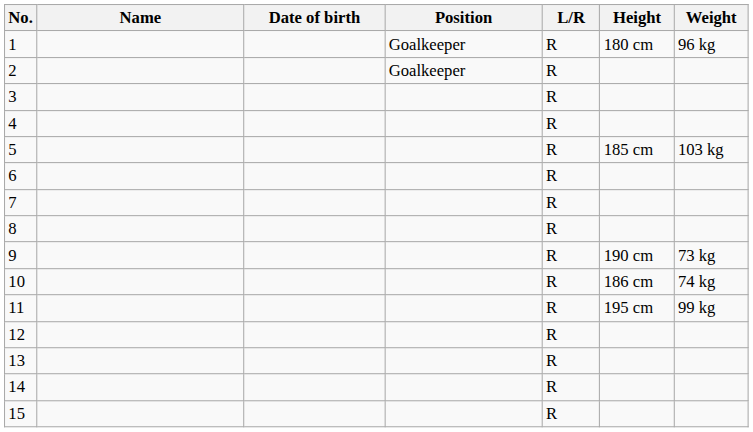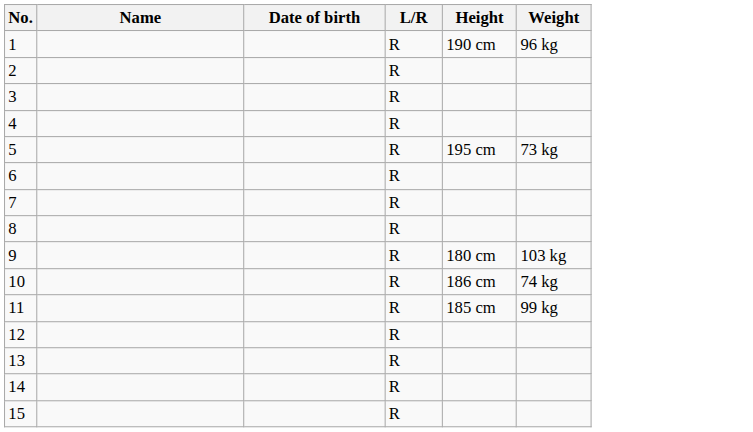- column: (464, 17)
(628, 44) 180 cm -> (471, 44) 190 cm
(628, 149) 185 cm -> (471, 149) 195 cm
(701, 149) 103 kg -> (539, 149) 73 kg
(628, 255) 190 cm -> (471, 255) 180 cm
(697, 255) 73 kg -> (543, 255) 103 kg
(628, 307) 195 cm -> (471, 307) 185 cm
